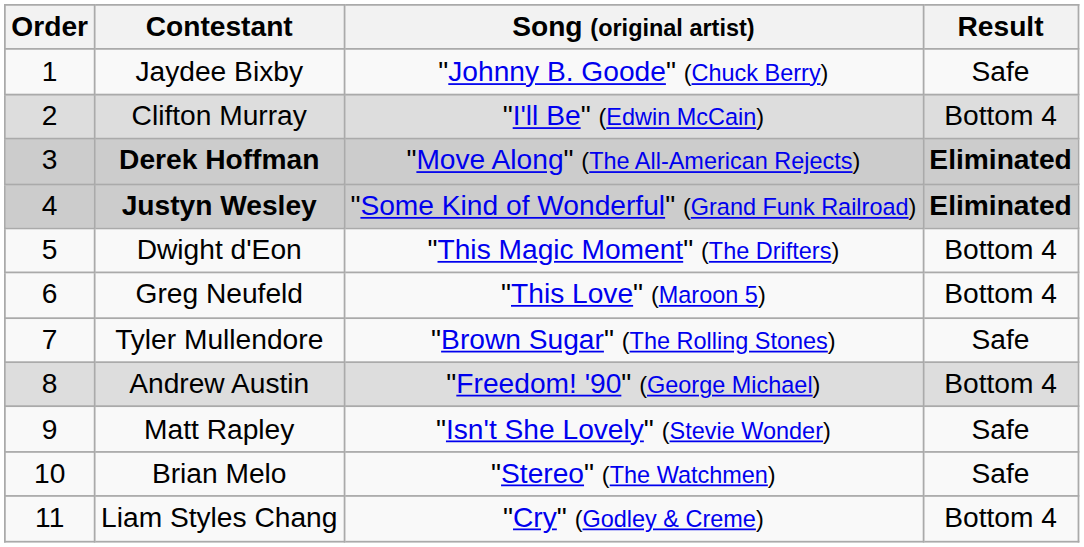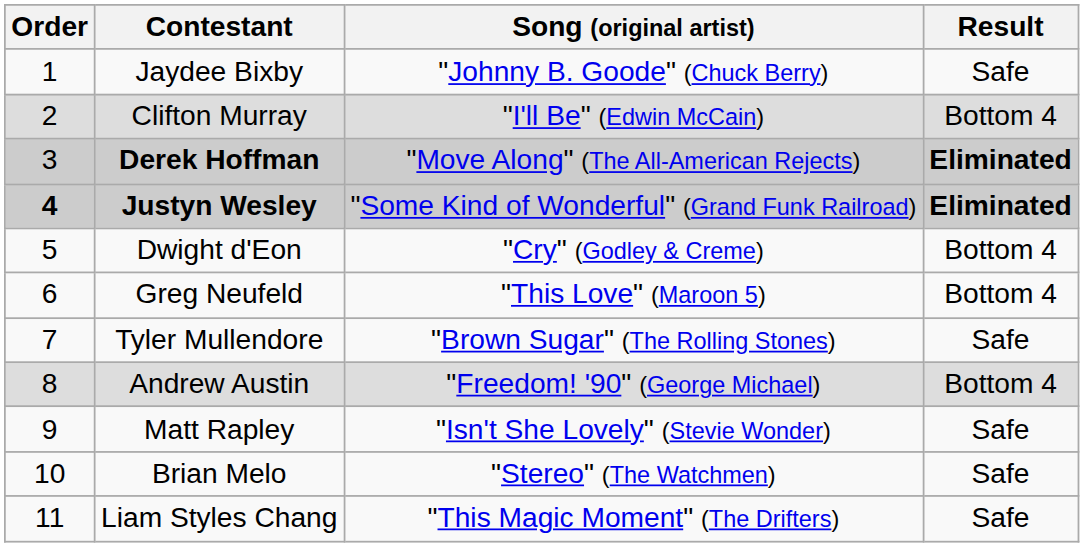(50, 205) normal -> (50, 205) bold
(633, 250) "This Magic Moment" (The Drifters) -> (633, 250) "Cry" (Godley & Creme)
(633, 518) "Cry" (Godley & Creme) -> (633, 518) "This Magic Moment" (The Drifters)
(1001, 518) Bottom 4 -> (1001, 518) Safe
